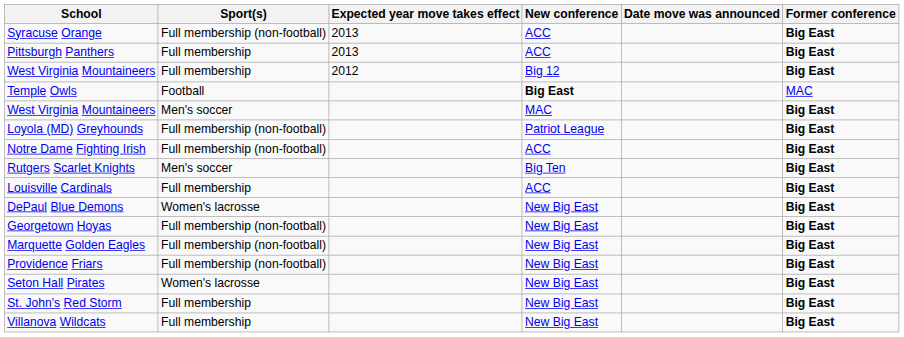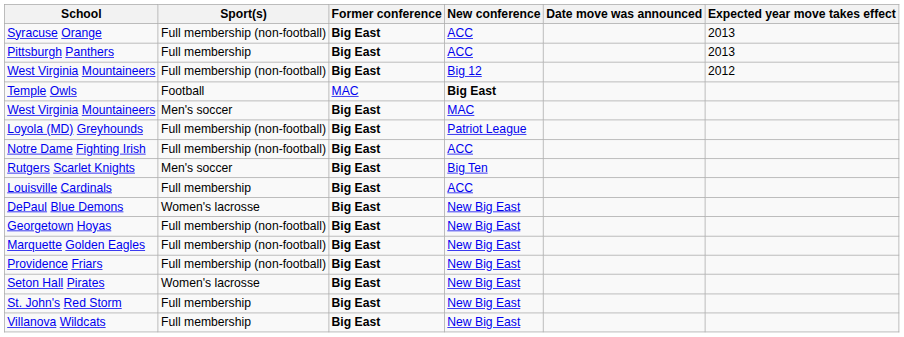columns swapped: (841, 14) <-> (426, 14)
(206, 71) Full membership -> (244, 71) Full membership (non-football)
